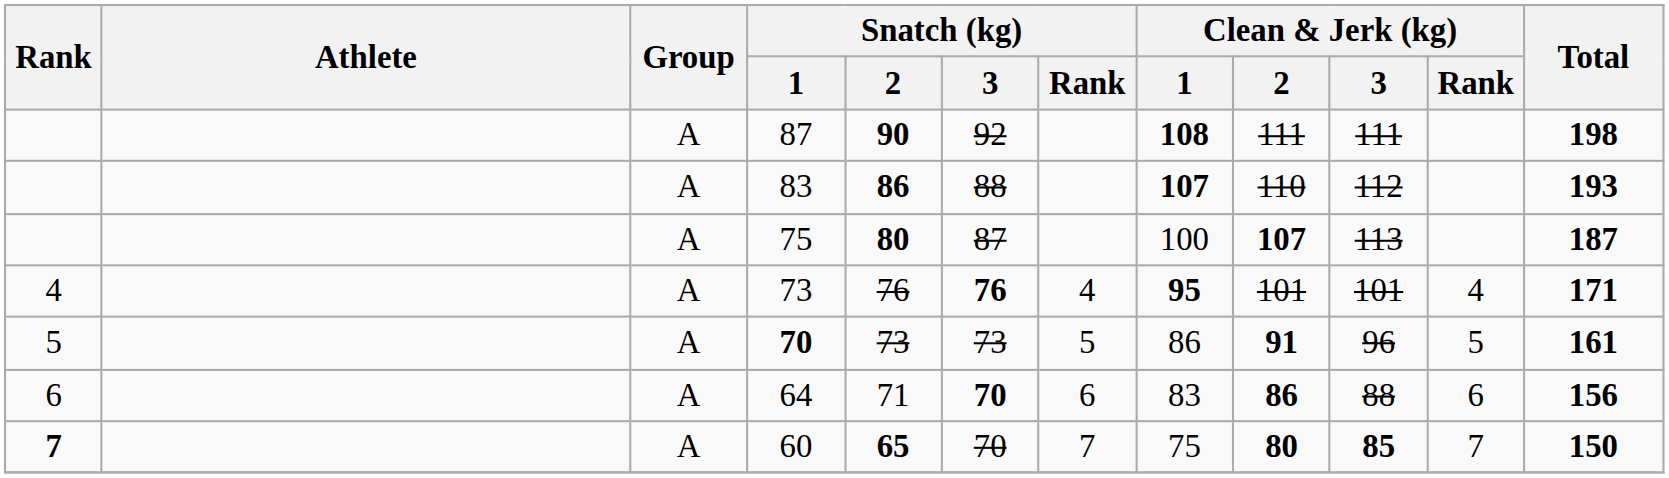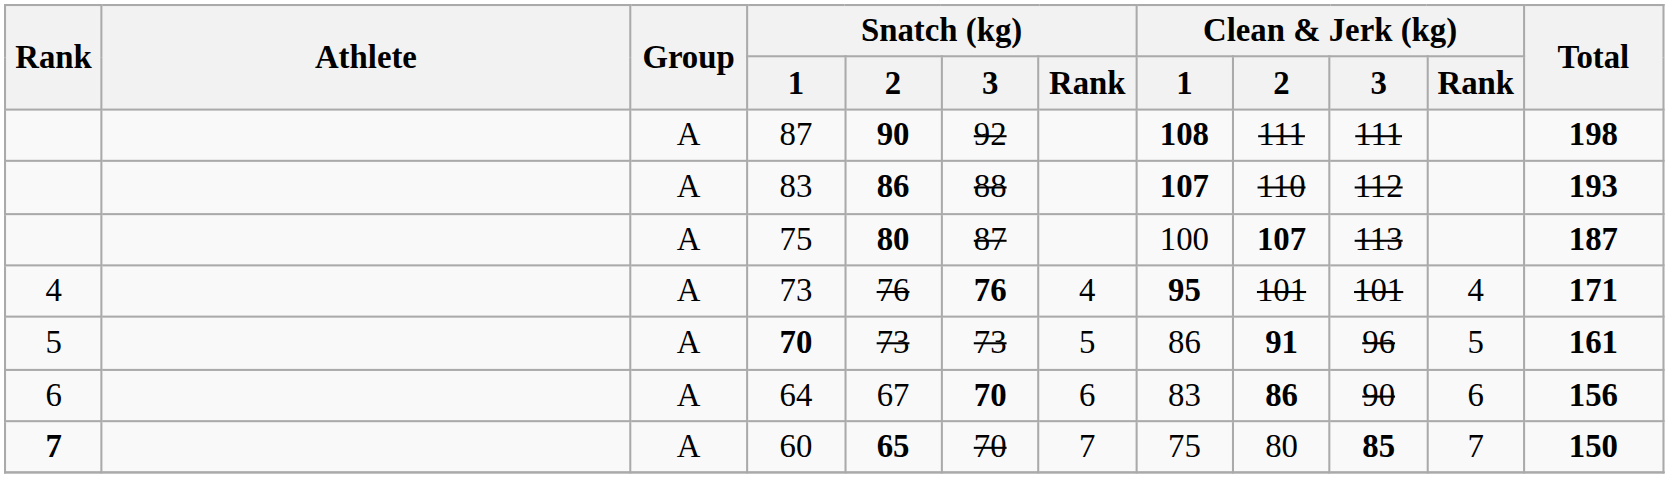(893, 394) 71 -> (893, 394) 67
(1379, 394) 88 -> (1379, 394) 90
(1282, 446) bold -> (1282, 446) normal
